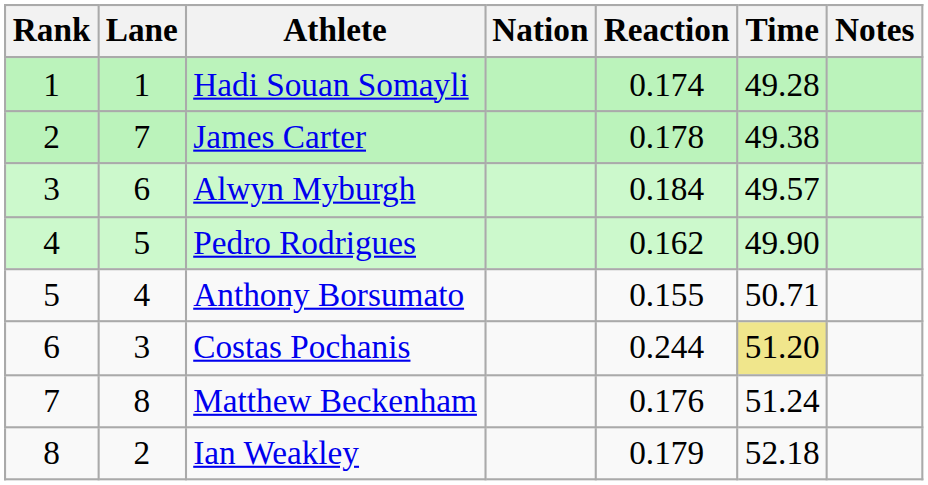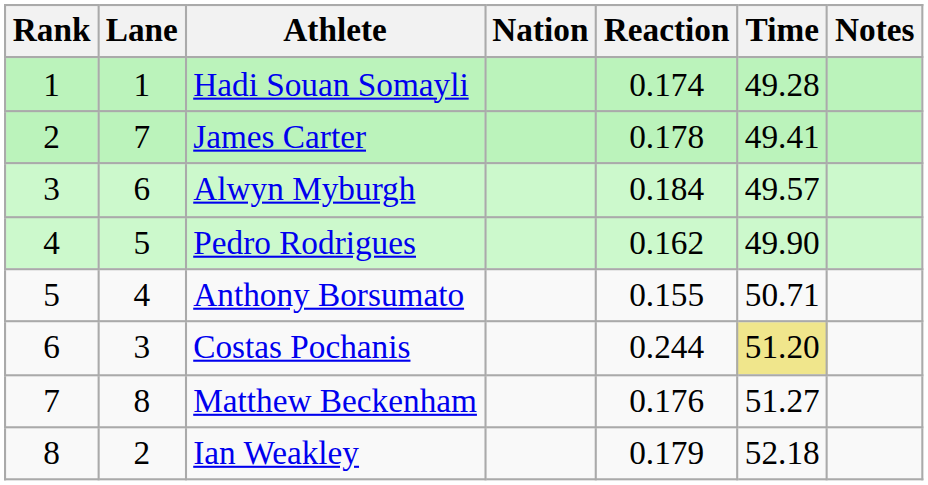(782, 136) 49.38 -> (782, 136) 49.41
(782, 400) 51.24 -> (782, 400) 51.27
